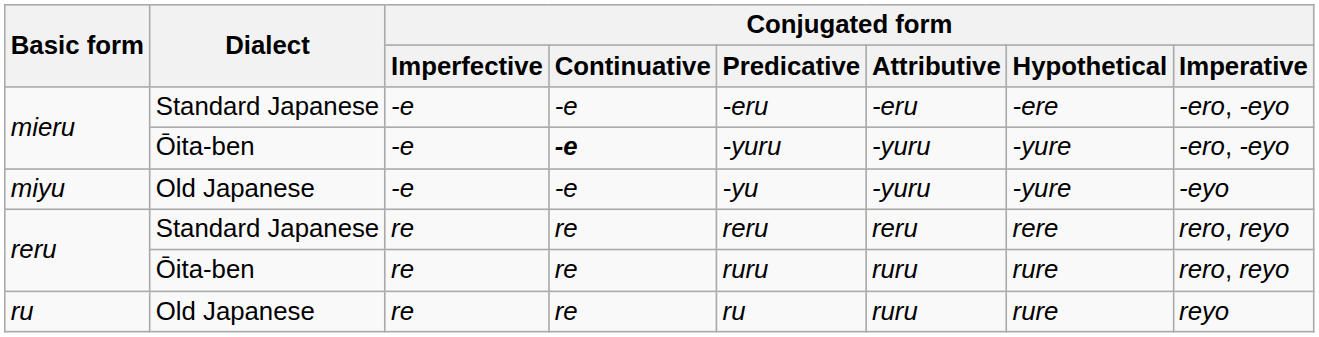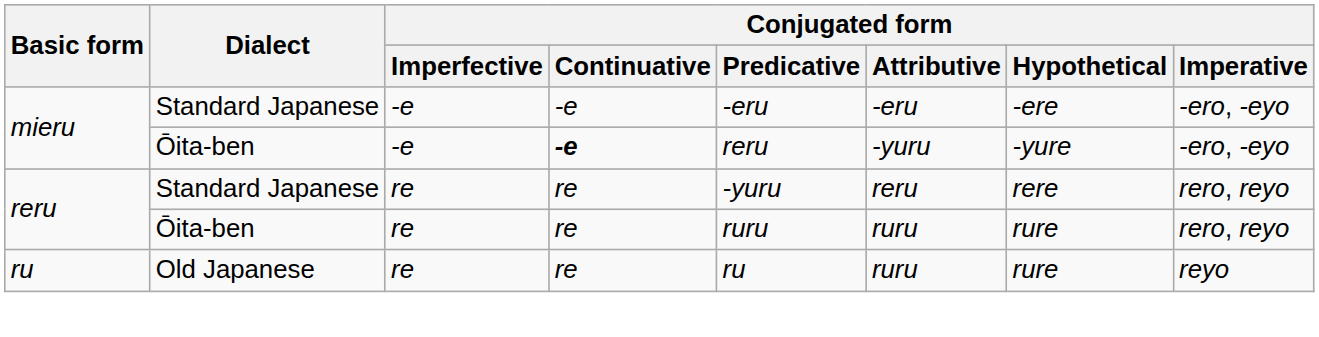(752, 147) -yuru -> (745, 147) reru
- row: (38, 188)
(745, 229) reru -> (752, 188) -yuru
